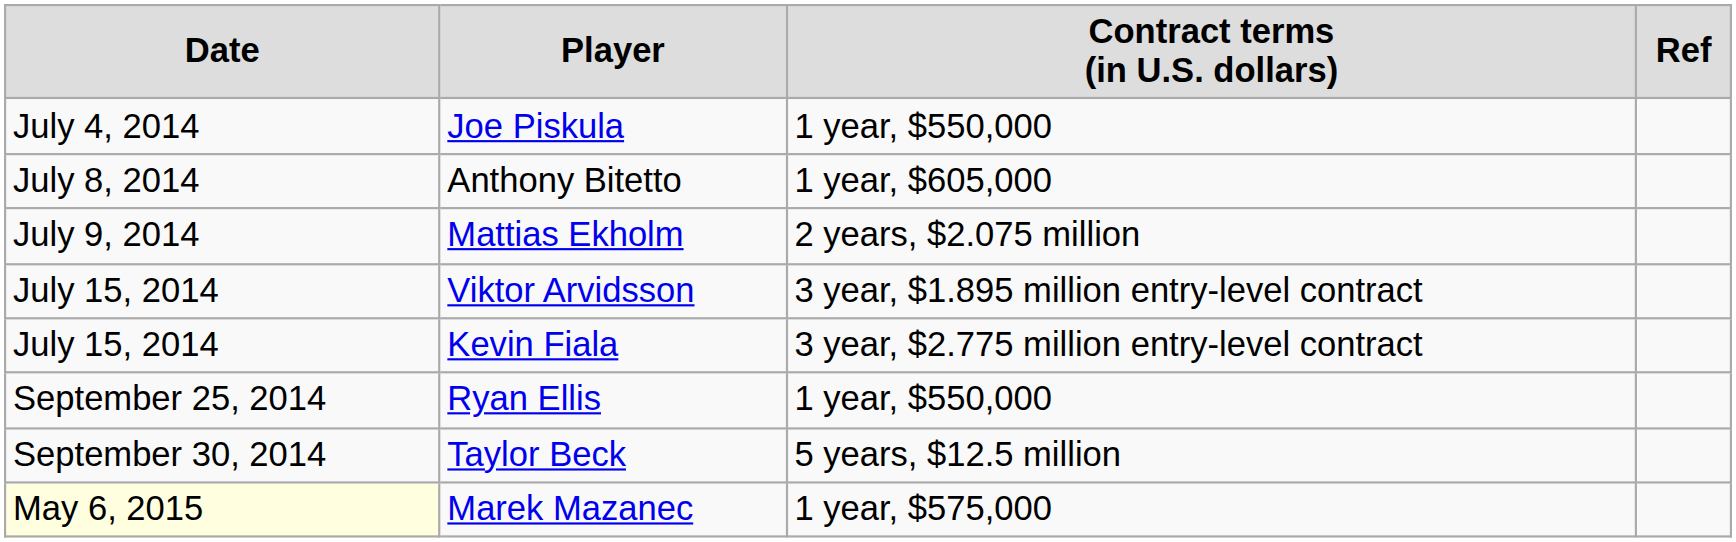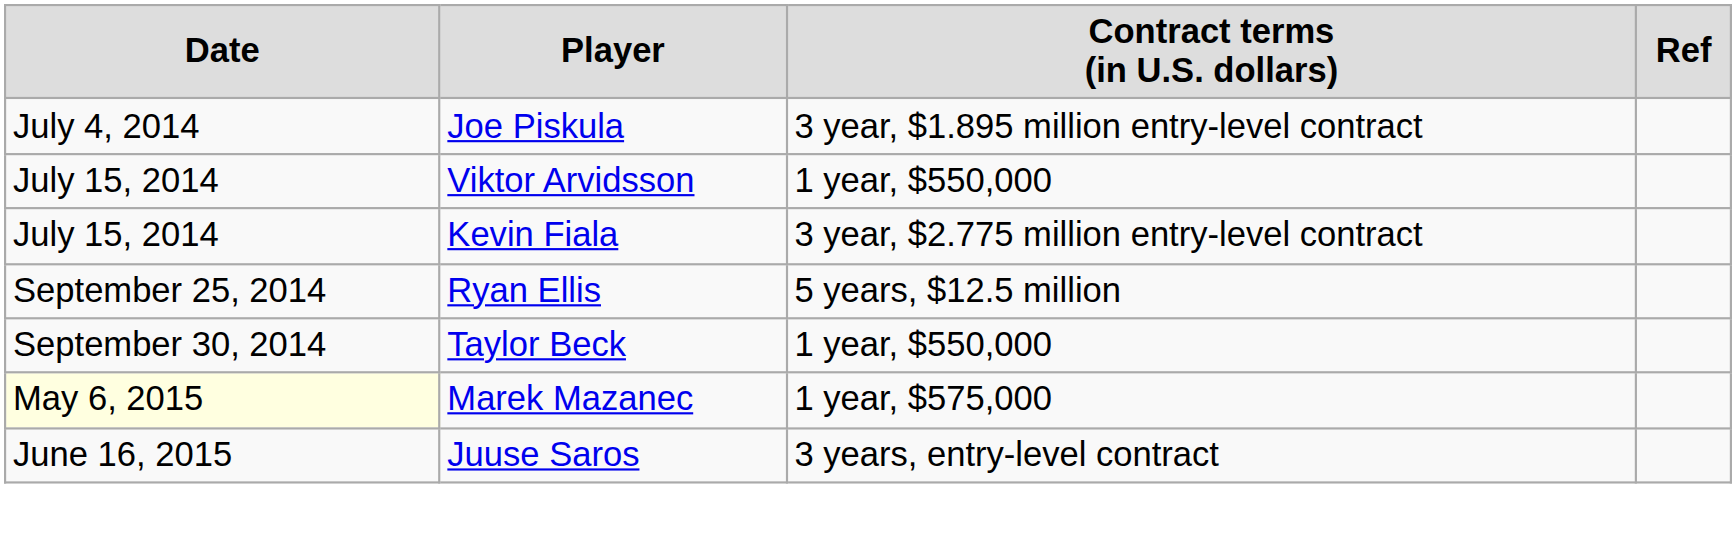(923, 125) 1 year, $550,000 -> (1109, 125) 3 year, $1.895 million entry-level contract
- row: (565, 180)
- row: (565, 235)
(1109, 290) 3 year, $1.895 million entry-level contract -> (923, 180) 1 year, $550,000
(923, 399) 1 year, $550,000 -> (958, 290) 5 years, $12.5 million
(958, 454) 5 years, $12.5 million -> (923, 344) 1 year, $550,000
+ row: (543, 454)
